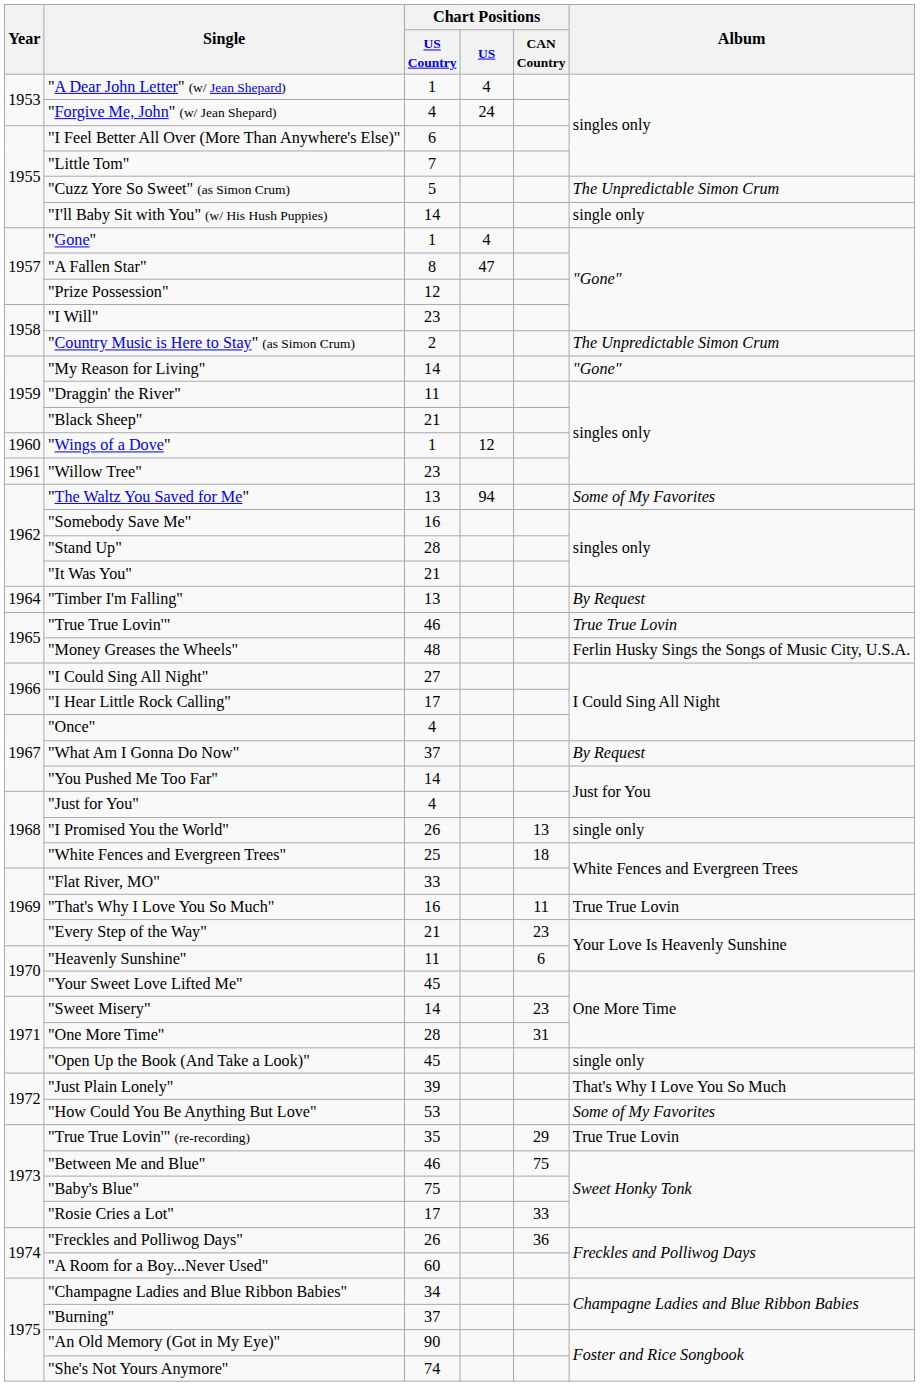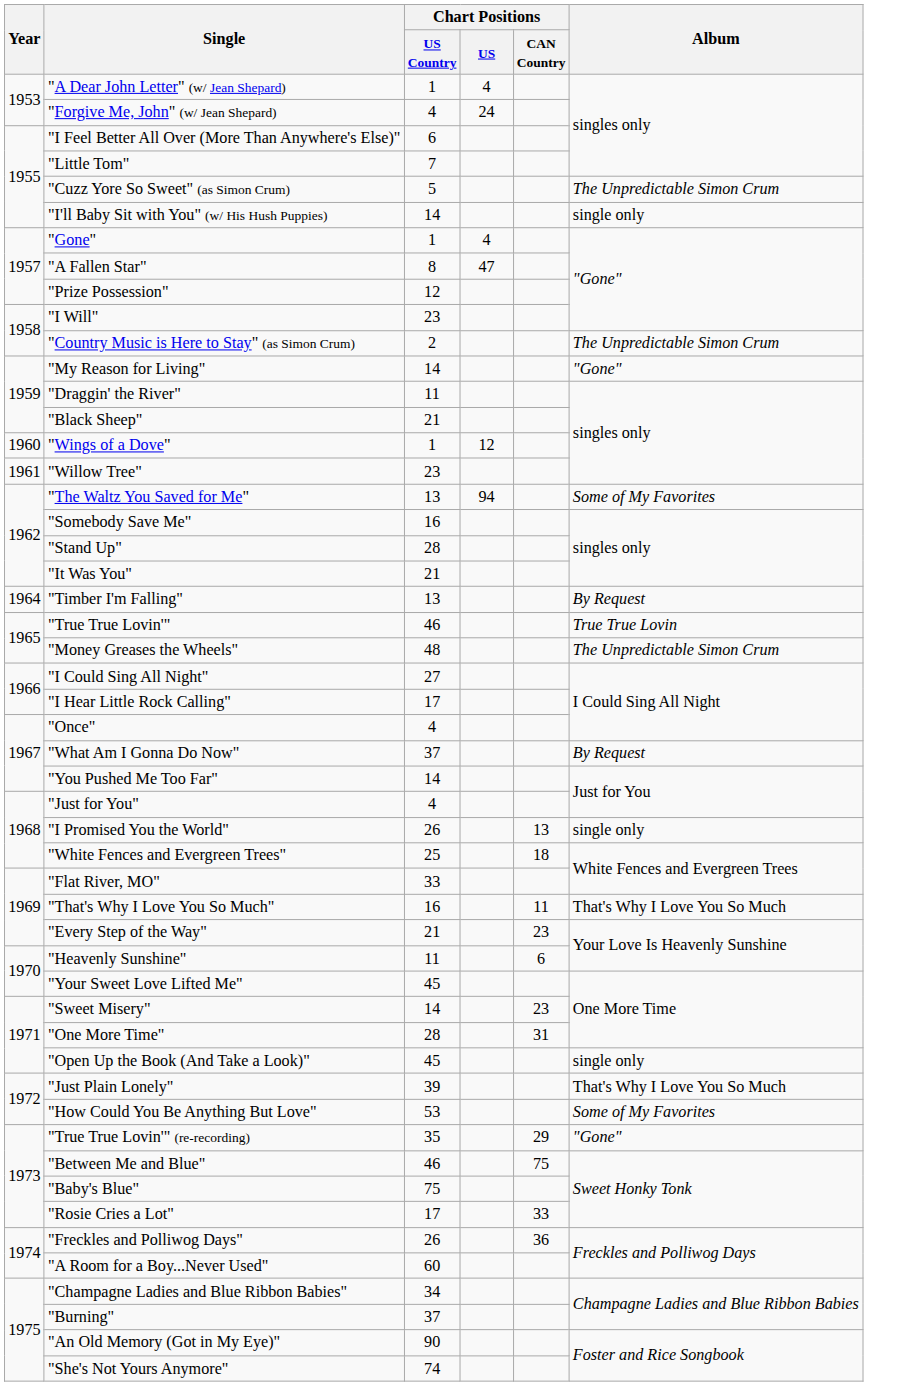(742, 650) Ferlin Husky Sings the Songs of Music City, U.S.A. -> (676, 650) The Unpredictable Simon Crum
(626, 906) True True Lovin -> (679, 906) That's Why I Love You So Much
(626, 1137) True True Lovin -> (597, 1137) "Gone"
